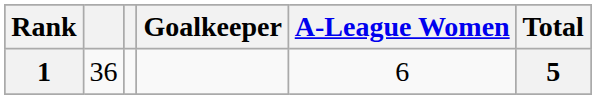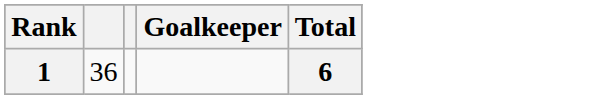- column: (402, 26)
(553, 71) 5 -> (325, 71) 6
